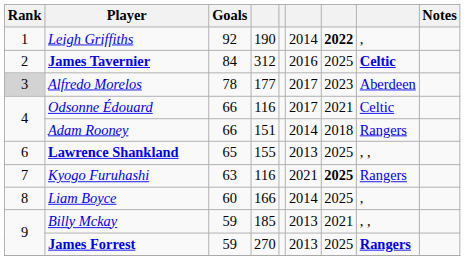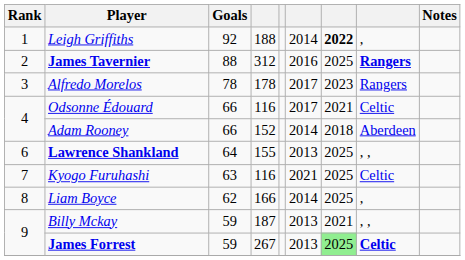(265, 38) 190 -> (265, 38) 188
(230, 61) 84 -> (230, 61) 88
(378, 61) Celtic -> (385, 61) Rangers
(25, 84) lightgrey background -> (25, 84) no background
(265, 84) 177 -> (265, 84) 178
(388, 84) Aberdeen -> (383, 84) Rangers
(265, 130) 151 -> (265, 130) 152
(383, 130) Rangers -> (388, 130) Aberdeen
(230, 152) 65 -> (230, 152) 64
(339, 175) bold -> (339, 175) normal
(383, 175) Rangers -> (377, 175) Celtic
(230, 198) 60 -> (230, 198) 62
(265, 221) 185 -> (265, 221) 187
(265, 244) 270 -> (265, 244) 267
(339, 244) no background -> (339, 244) lightgreen background
(385, 244) Rangers -> (378, 244) Celtic
